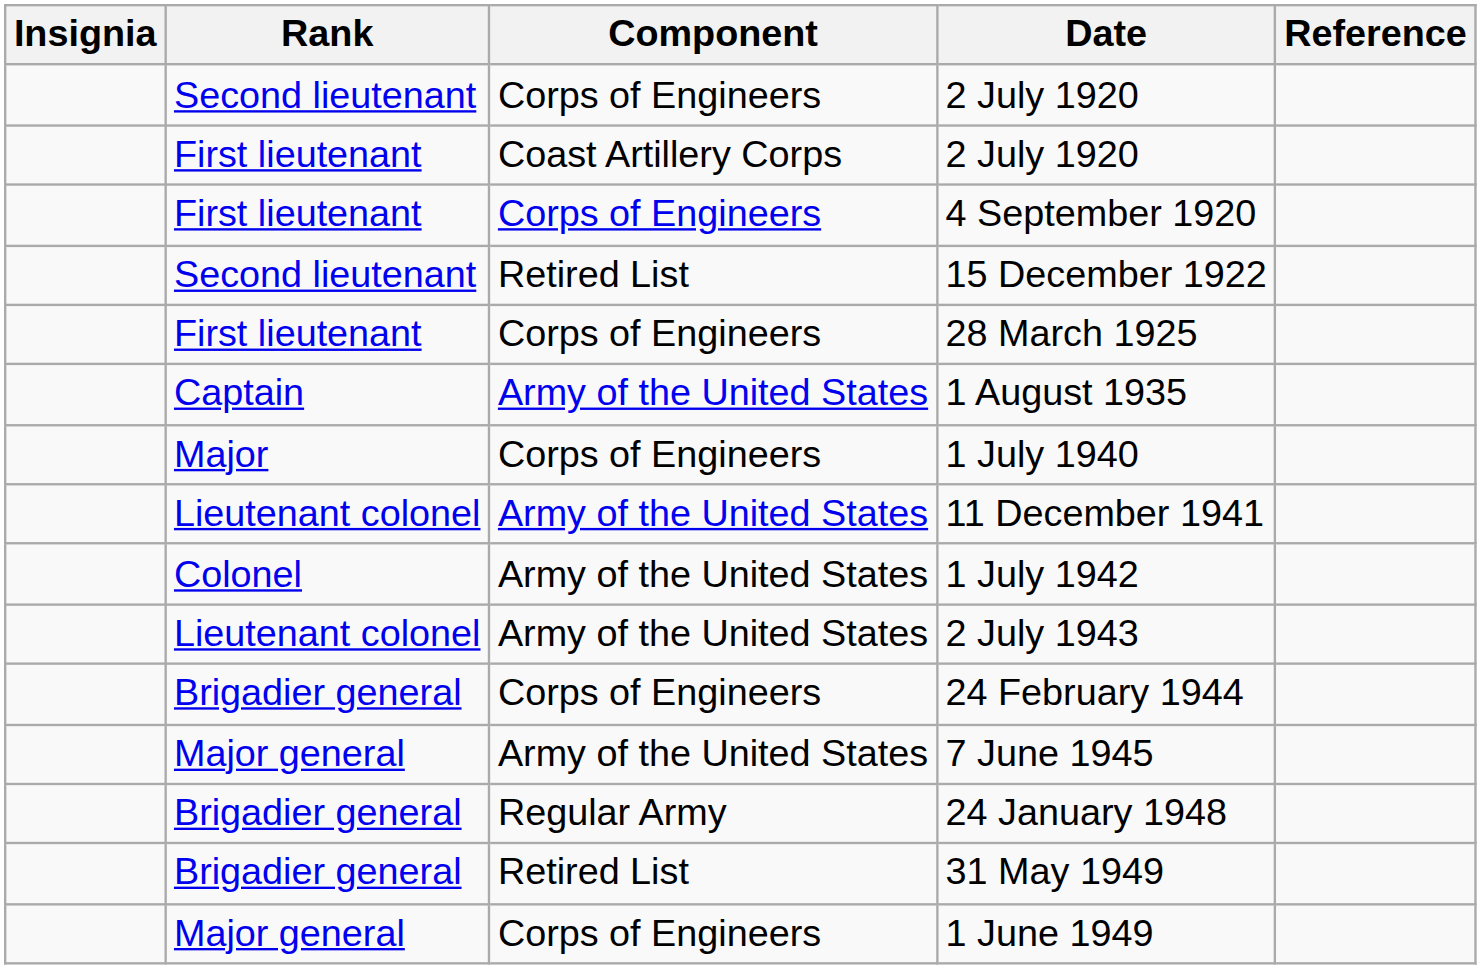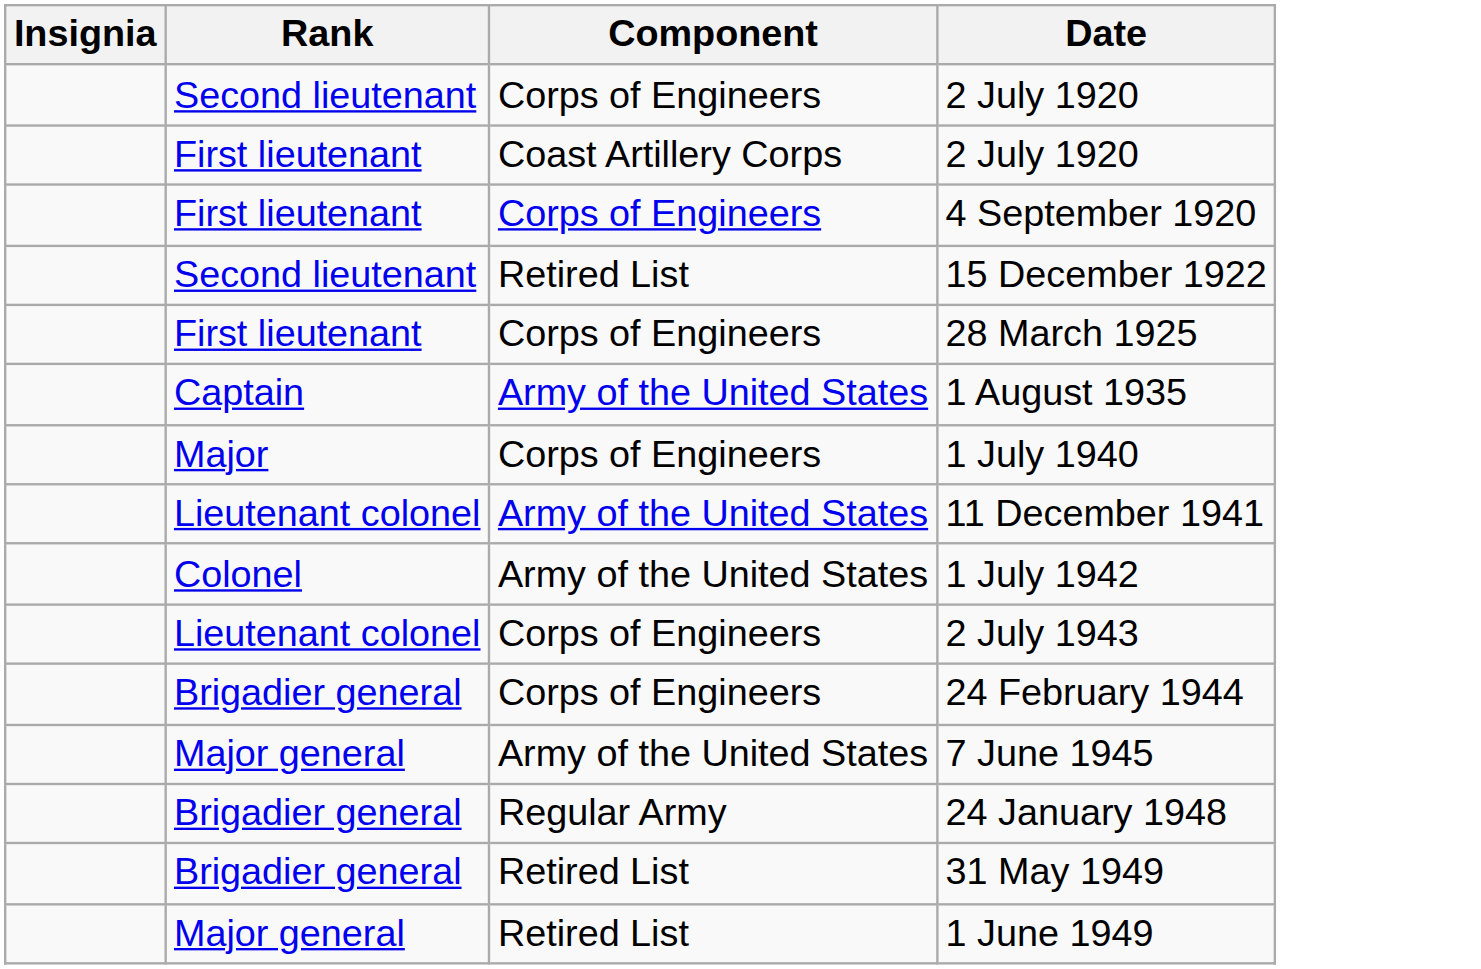- column: (1375, 34)
(713, 633) Army of the United States -> (660, 633) Corps of Engineers
(660, 932) Corps of Engineers -> (593, 932) Retired List
